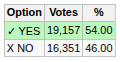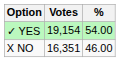(64, 30) 19,157 -> (64, 30) 19,154
